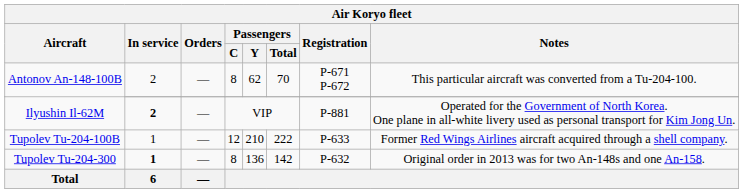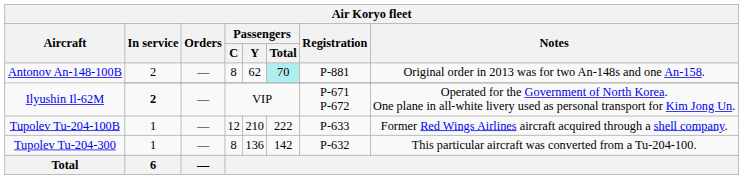(283, 79) no background -> (283, 72) paleturquoise background
(335, 79) P-671 P-672 -> (335, 72) P-881
(554, 79) This particular aircraft was converted from a Tu-204-100. -> (554, 72) Original order in 2013 was for two An-148s and one An-158.
(335, 113) P-881 -> (335, 99) P-671 P-672
(153, 159) bold -> (153, 145) normal
(554, 159) Original order in 2013 was for two An-148s and one An-158. -> (554, 145) This particular aircraft was converted from a Tu-204-100.
